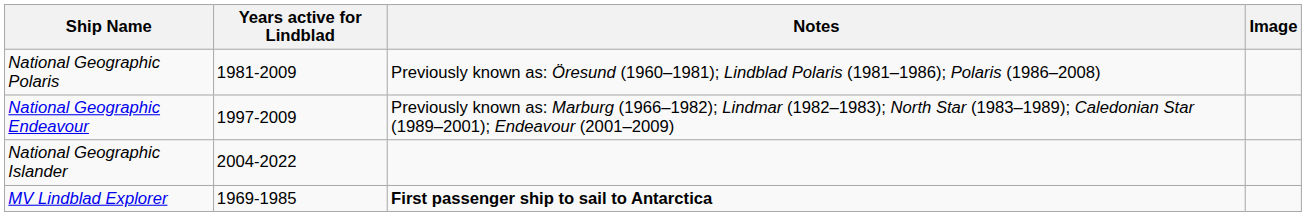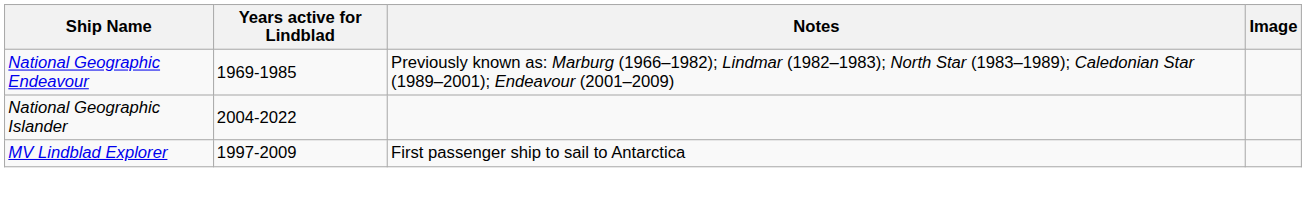- row: (84, 72)
(257, 117) 1997-2009 -> (257, 72) 1969-1985
(257, 198) 1969-1985 -> (257, 153) 1997-2009
(552, 198) bold -> (538, 153) normal
